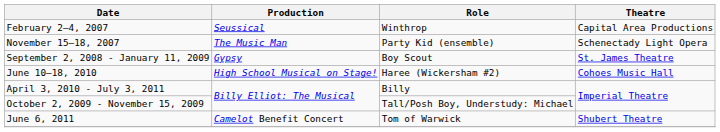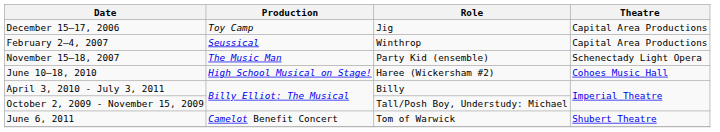+ row: (63, 27)
- row: (108, 58)
